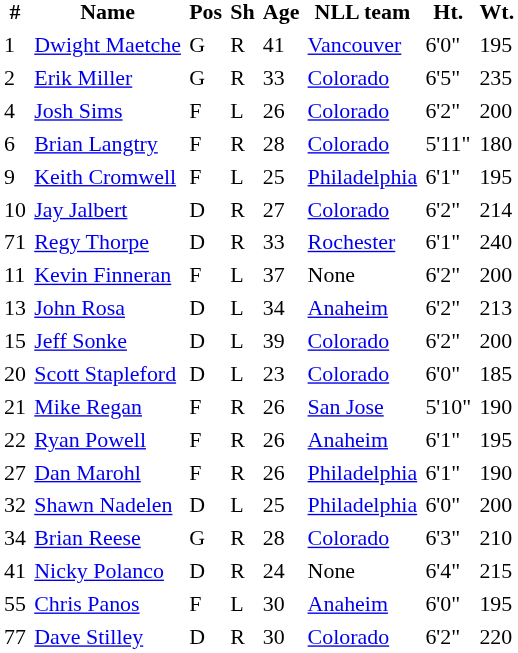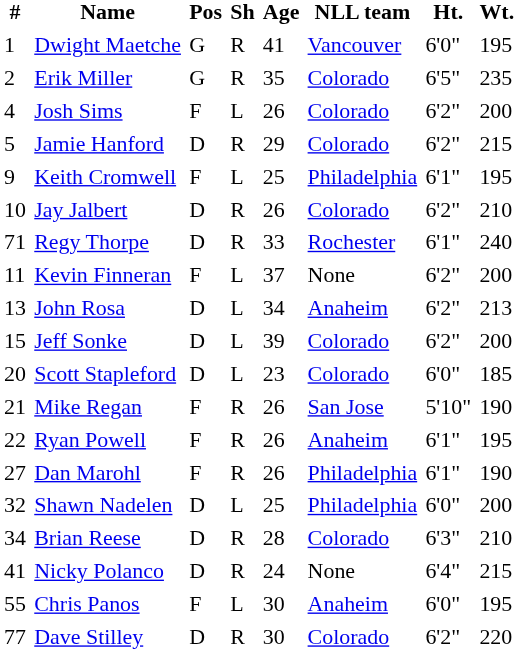(274, 78) 33 -> (274, 78) 35
+ row: (99, 143)
- row: (96, 143)
(274, 209) 27 -> (274, 209) 26
(496, 209) 214 -> (496, 209) 210
(197, 538) G -> (197, 538) D
